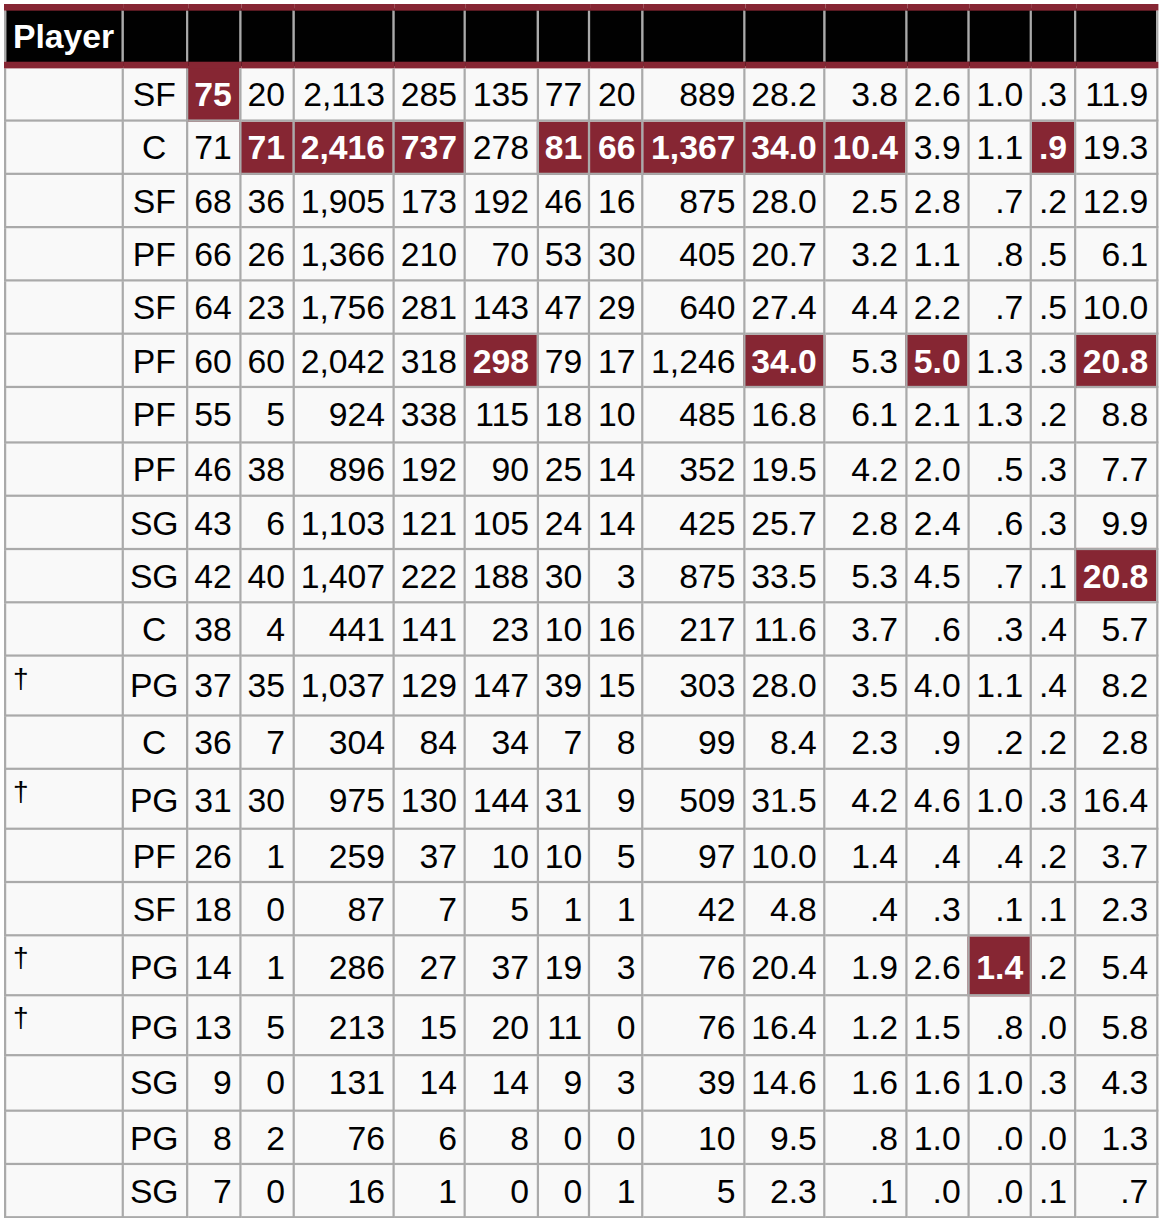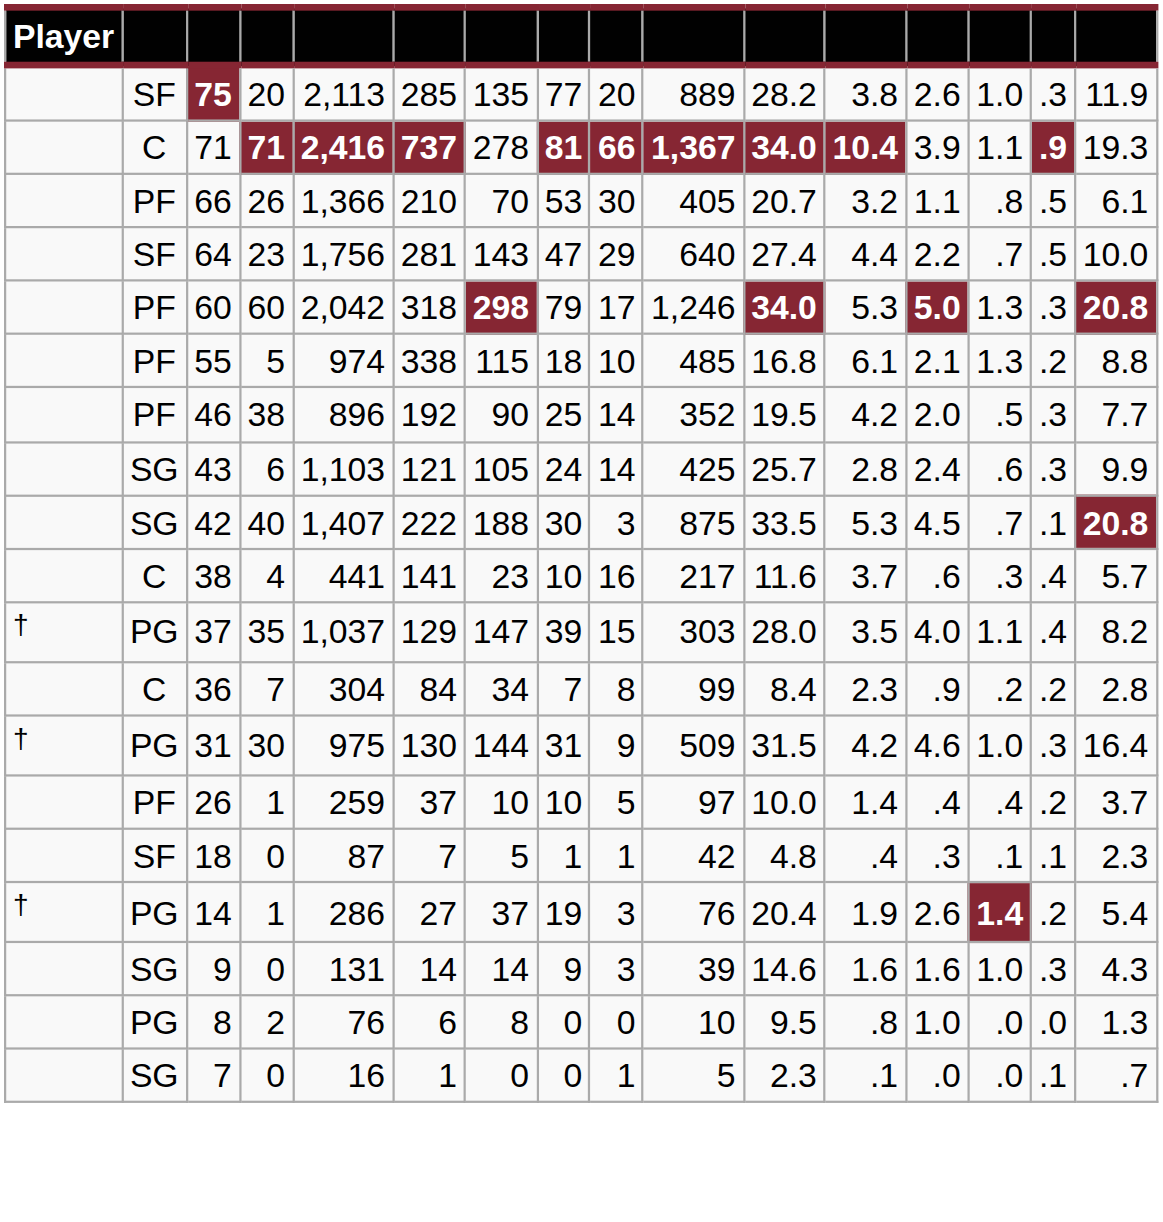- row: (213, 201)
(357, 415) 924 -> (357, 361) 974
- row: (213, 1026)
